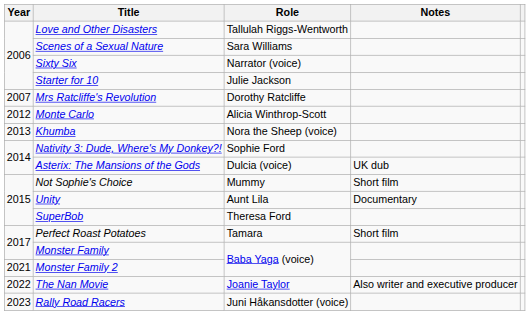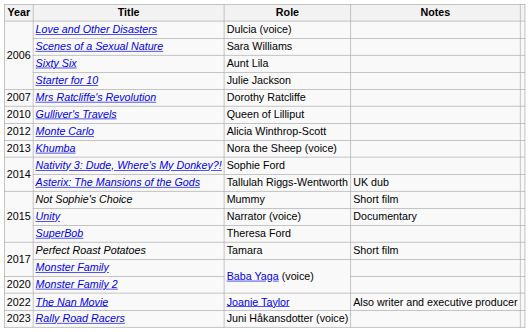(287, 30) Tallulah Riggs-Wentworth -> (259, 30) Dulcia (voice)
(264, 64) Narrator (voice) -> (248, 64) Aunt Lila
+ row: (76, 115)
(259, 166) Dulcia (voice) -> (287, 183) Tallulah Riggs-Wentworth
(248, 200) Aunt Lila -> (264, 217) Narrator (voice)
(19, 268) 2021 -> (19, 285) 2020
